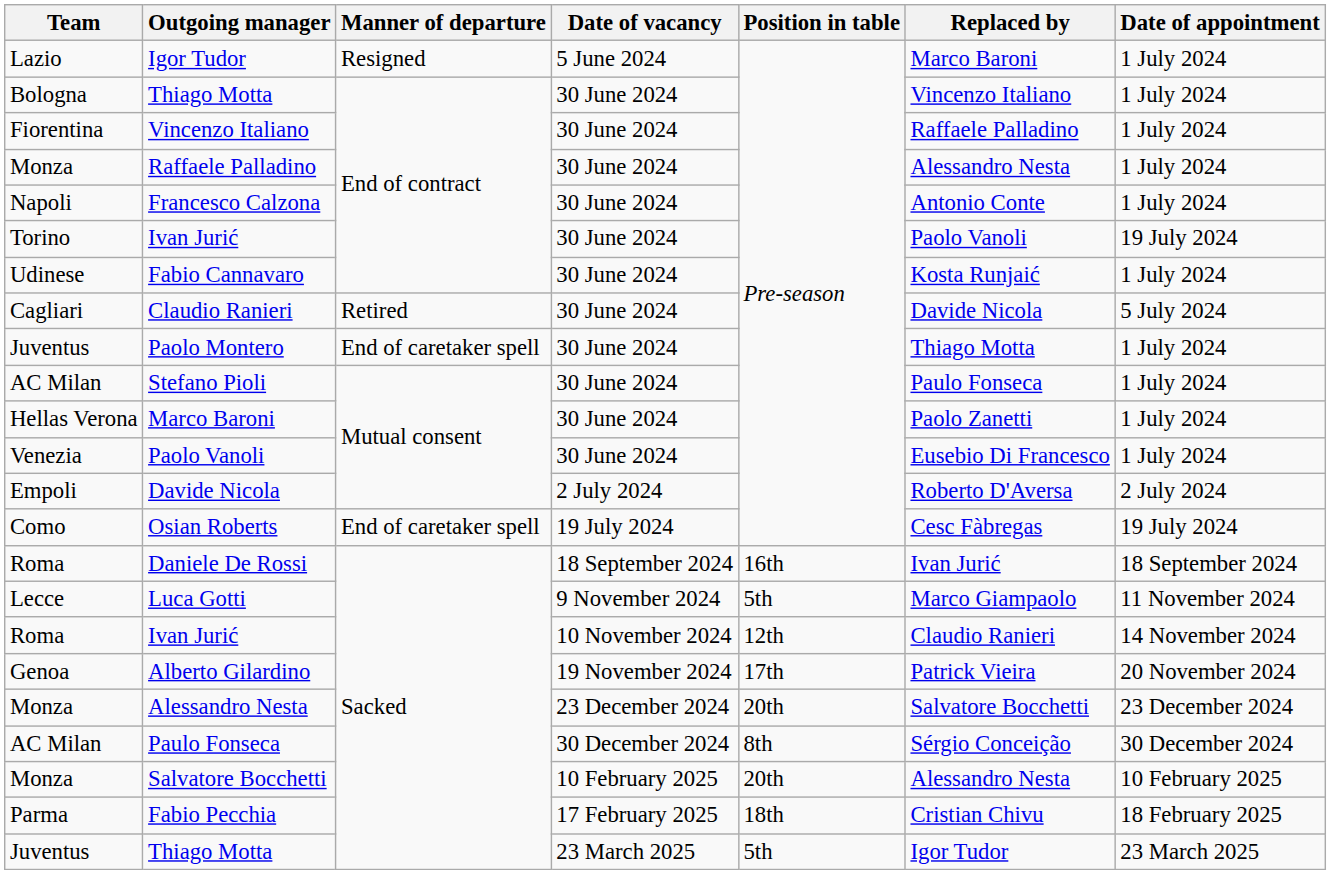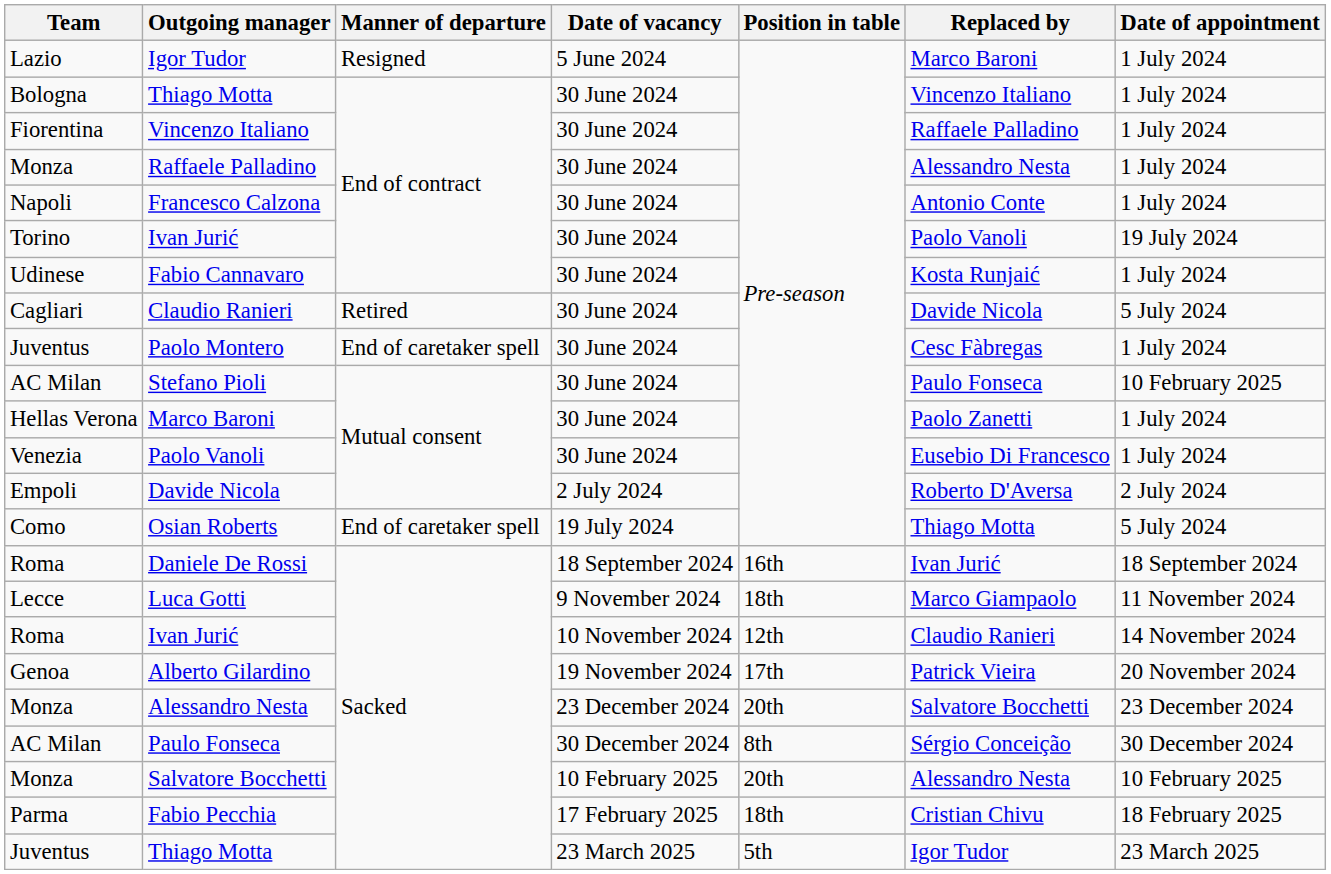(973, 346) Thiago Motta -> (976, 346) Cesc Fàbregas
(1173, 382) 1 July 2024 -> (1201, 382) 10 February 2025
(976, 526) Cesc Fàbregas -> (973, 526) Thiago Motta
(1179, 526) 19 July 2024 -> (1173, 526) 5 July 2024
(758, 599) 5th -> (764, 599) 18th
